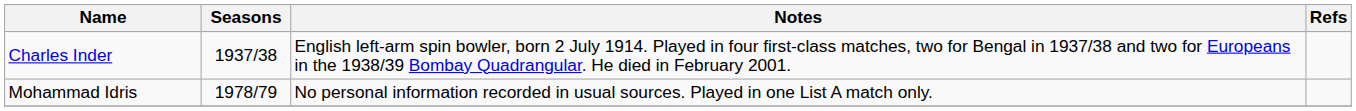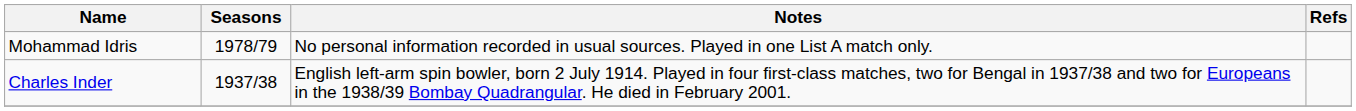rows swapped: (73, 92) <-> (60, 55)
